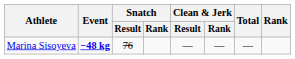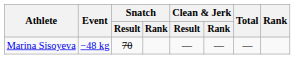(95, 46) bold -> (95, 46) normal
(128, 46) 76 -> (127, 46) 70
